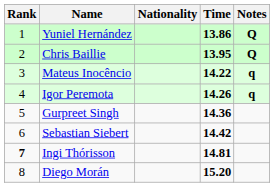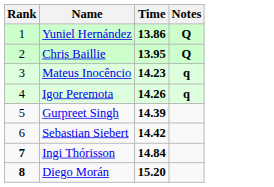- column: (167, 14)
(217, 73) 14.22 -> (152, 73) 14.23
(217, 113) 14.36 -> (152, 113) 14.39
(217, 152) 14.81 -> (152, 152) 14.84
(22, 172) normal -> (22, 172) bold
